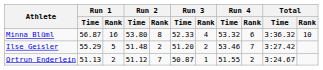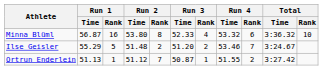(280, 47) 3:27.42 -> (280, 47) 3:24.67
(113, 59) 2 -> (113, 59) 1
(280, 59) 3:24.67 -> (280, 59) 3:27.42
